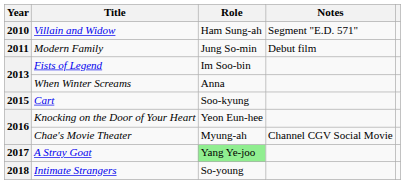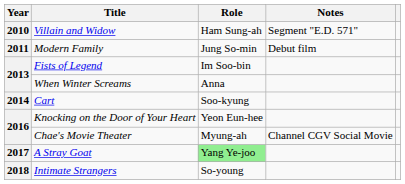(18, 100) 2015 -> (18, 100) 2014
